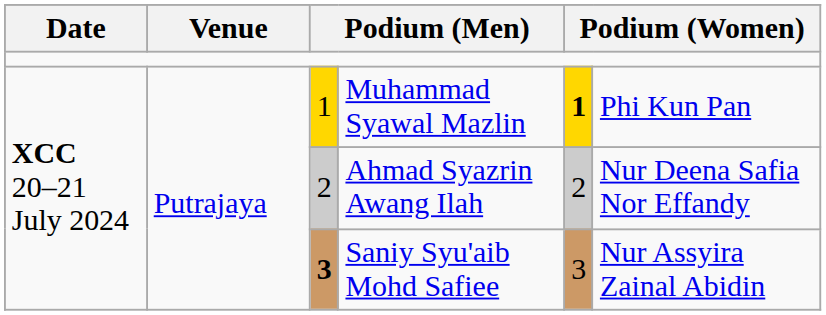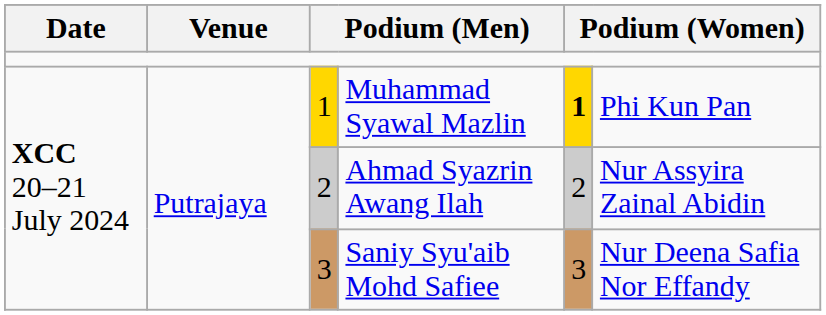(700, 187) Nur Deena Safia Nor Effandy -> (683, 187) Nur Assyira Zainal Abidin
(324, 268) bold -> (324, 268) normal
(683, 268) Nur Assyira Zainal Abidin -> (700, 268) Nur Deena Safia Nor Effandy
